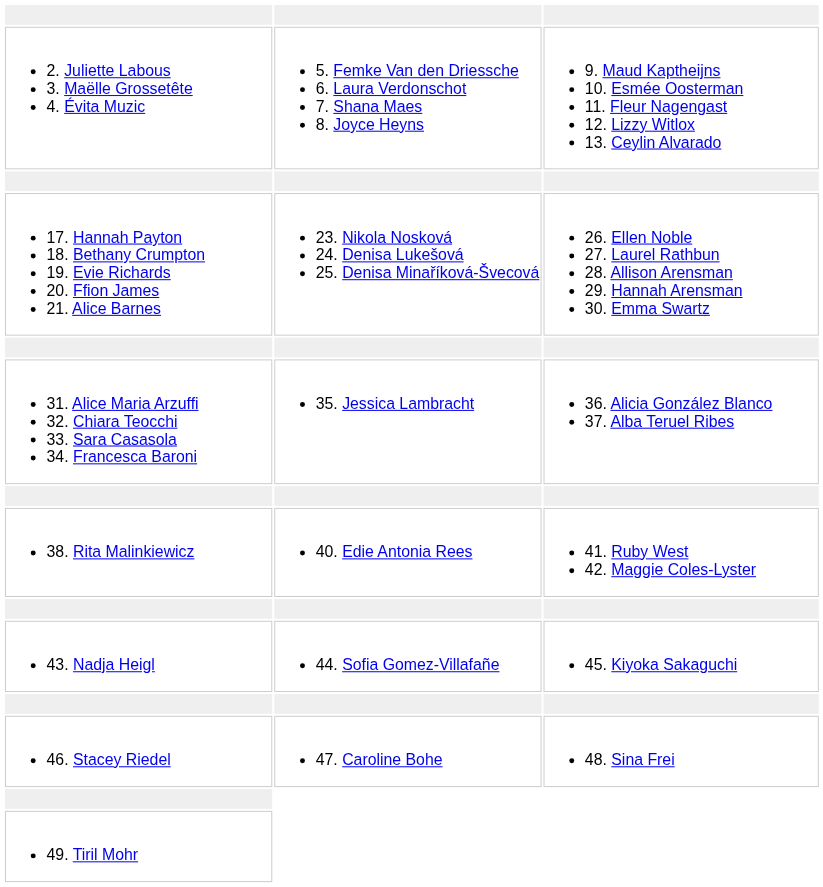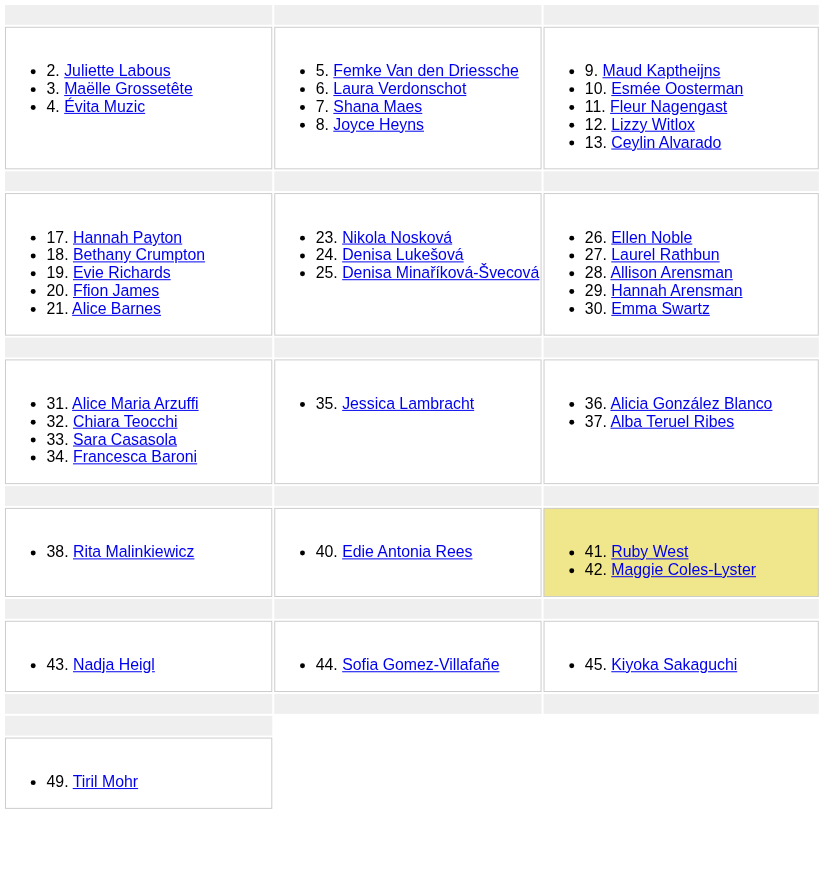(681, 561) no background -> (681, 561) khaki background
- row: (139, 760)
